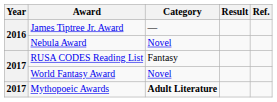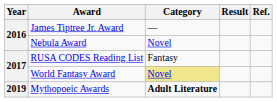(160, 74) no background -> (160, 74) khaki background
(16, 89) 2017 -> (16, 89) 2019
